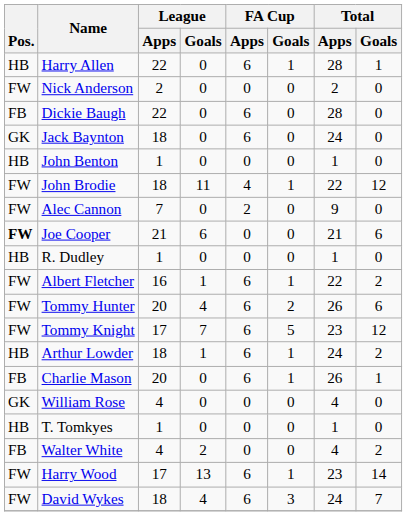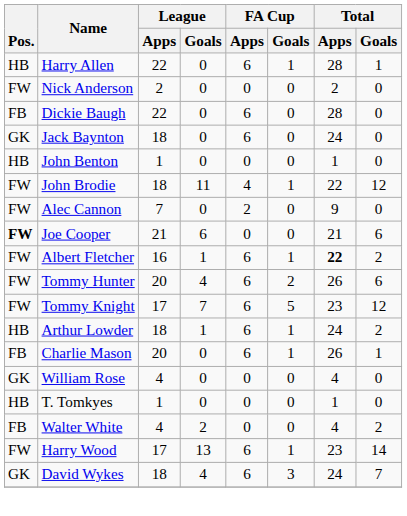- row: (73, 257)
(335, 281) normal -> (335, 257) bold
(19, 498) FW -> (19, 474) GK
